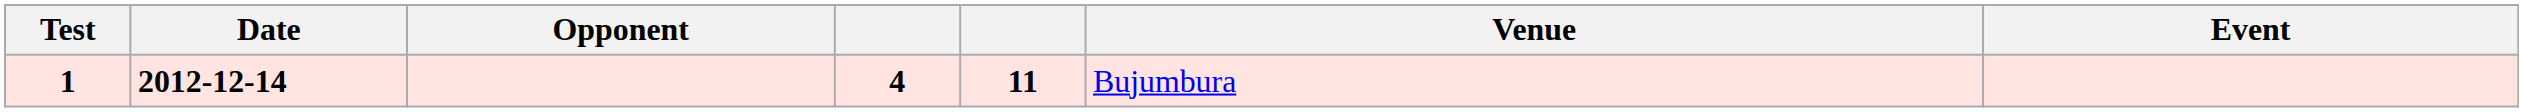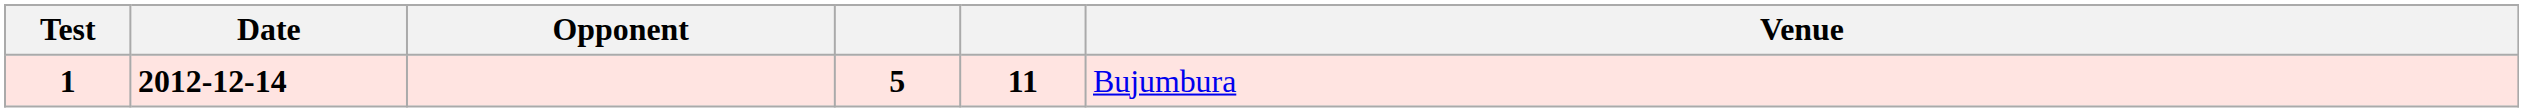- column: (2251, 29)
(897, 80) 4 -> (897, 80) 5
